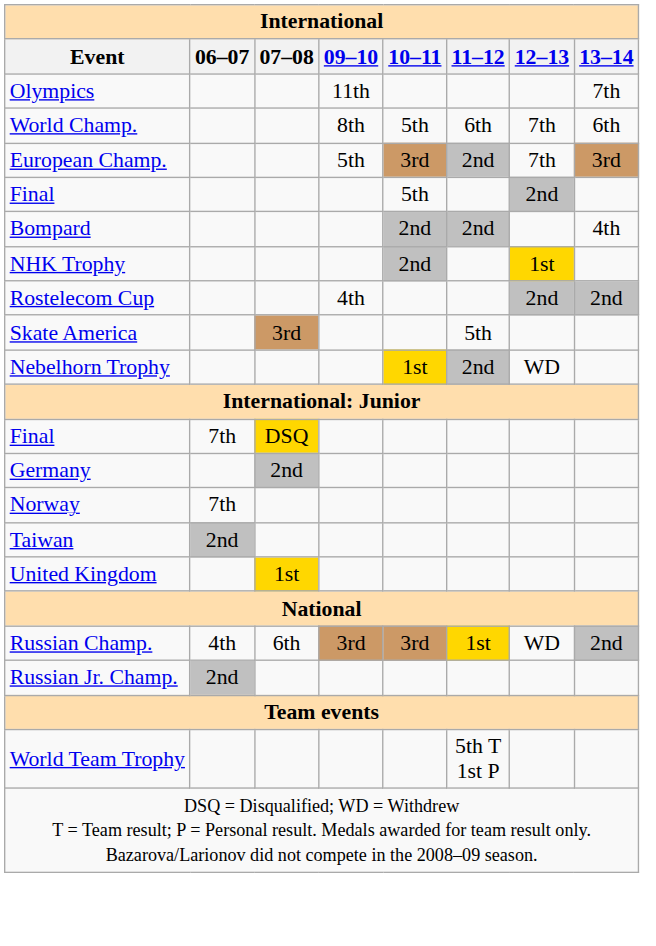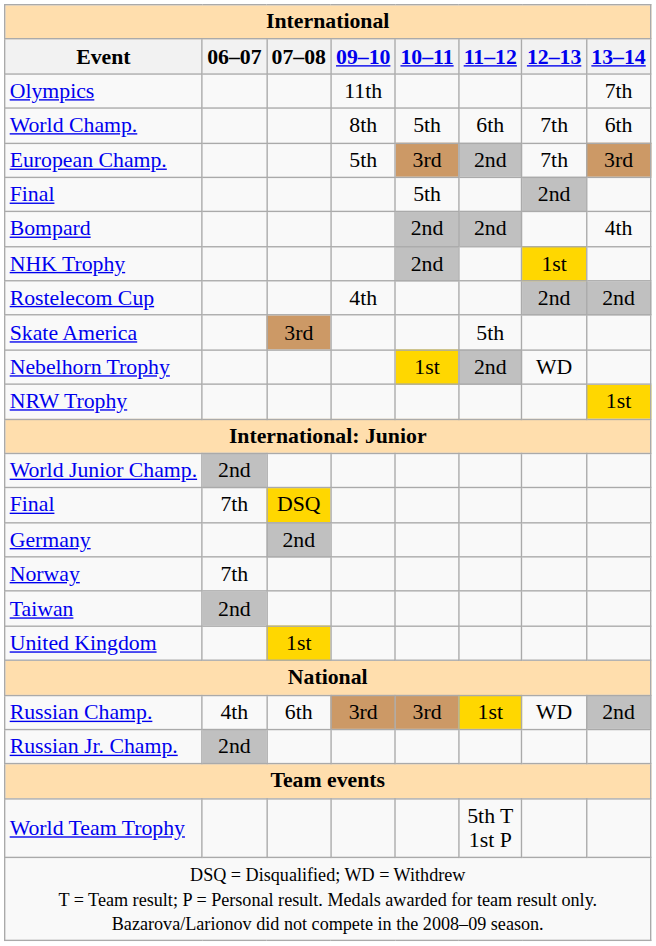+ row: (68, 401)
+ row: (103, 470)
